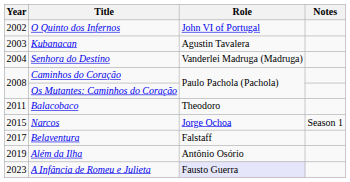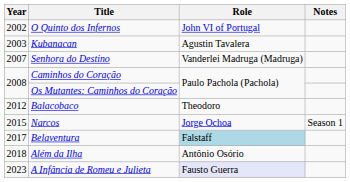(17, 59) 2004 -> (17, 59) 2007
(16, 106) 2011 -> (17, 106) 2012
(197, 138) no background -> (197, 138) lightblue background
(17, 153) 2019 -> (17, 153) 2018
